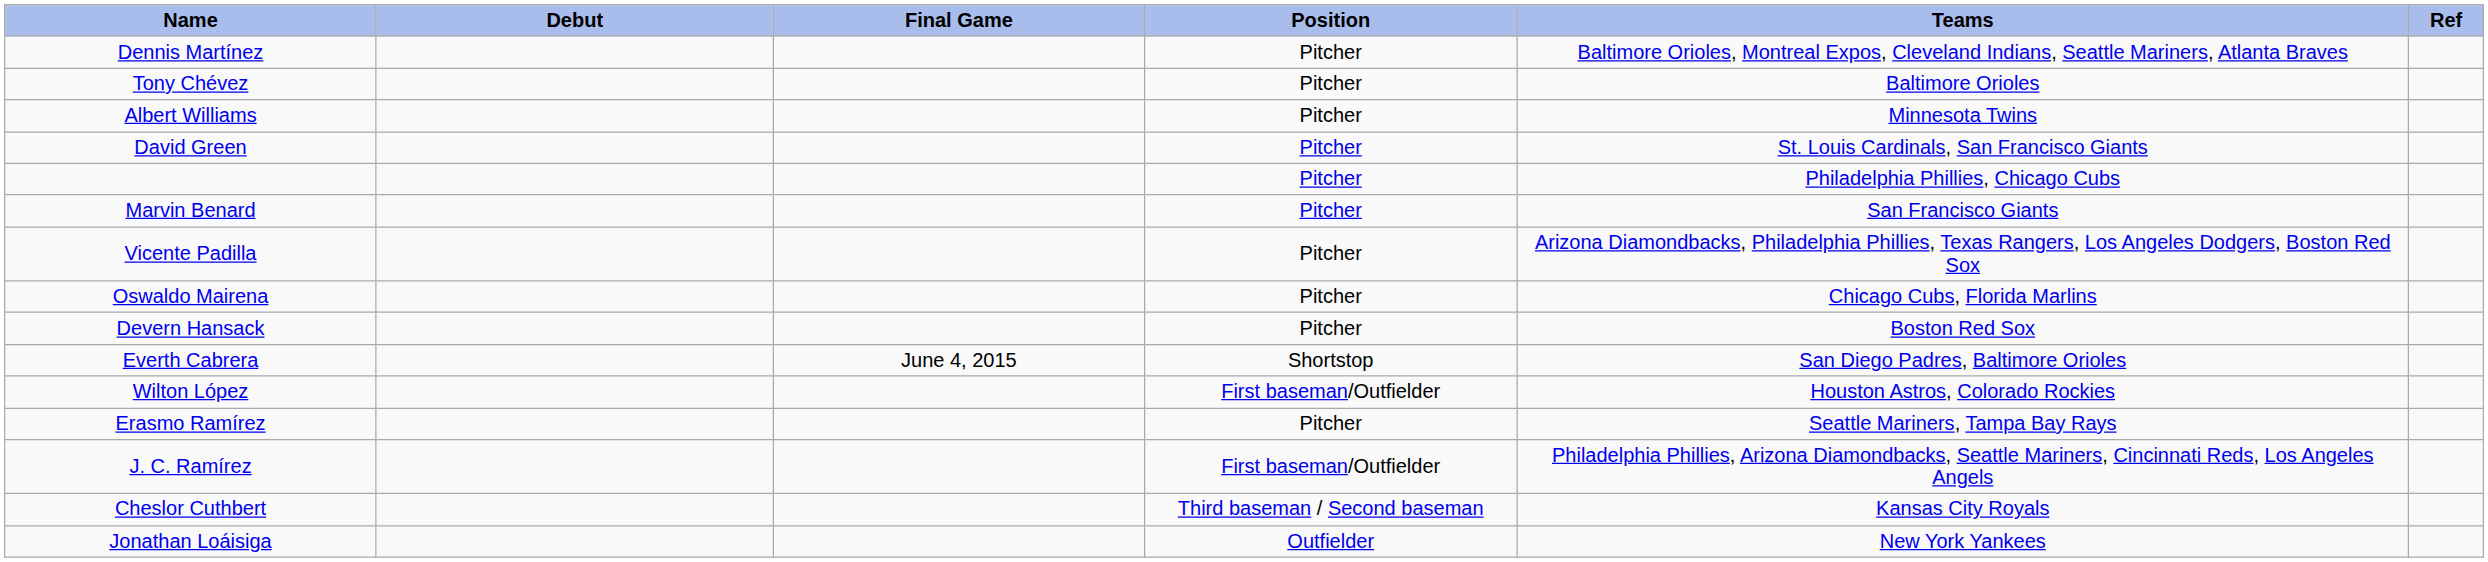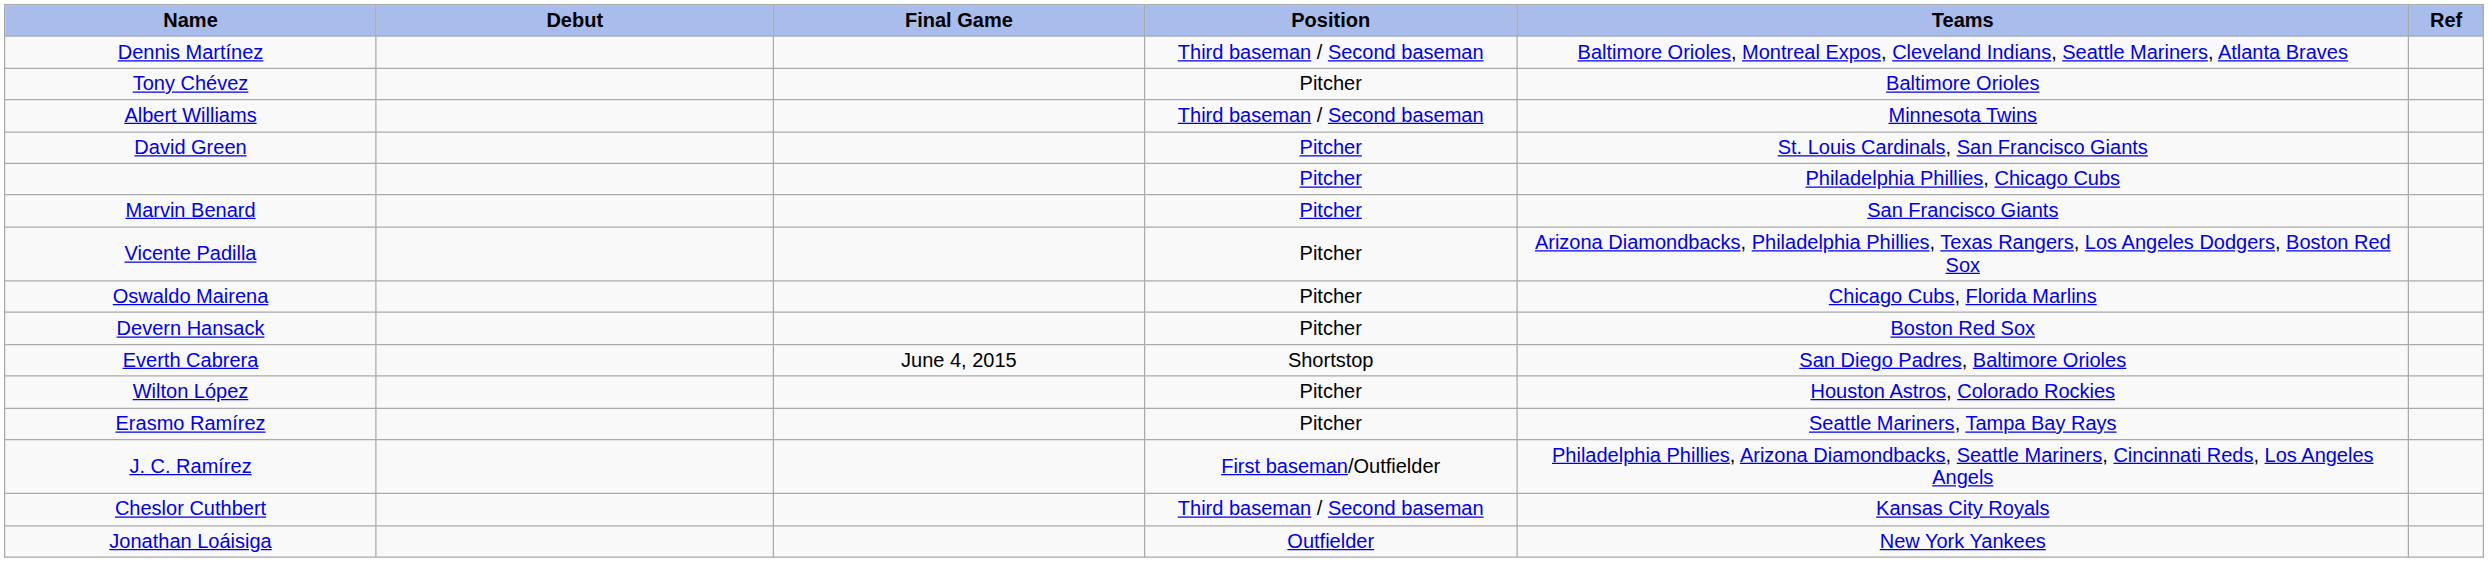(1331, 52) Pitcher -> (1331, 52) Third baseman / Second baseman
(1331, 115) Pitcher -> (1331, 115) Third baseman / Second baseman
(1331, 391) First baseman/Outfielder -> (1331, 391) Pitcher
